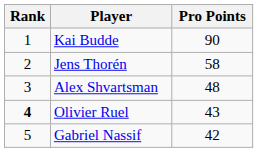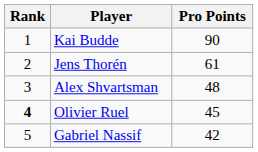(212, 64) 58 -> (212, 64) 61
(212, 111) 43 -> (212, 111) 45
